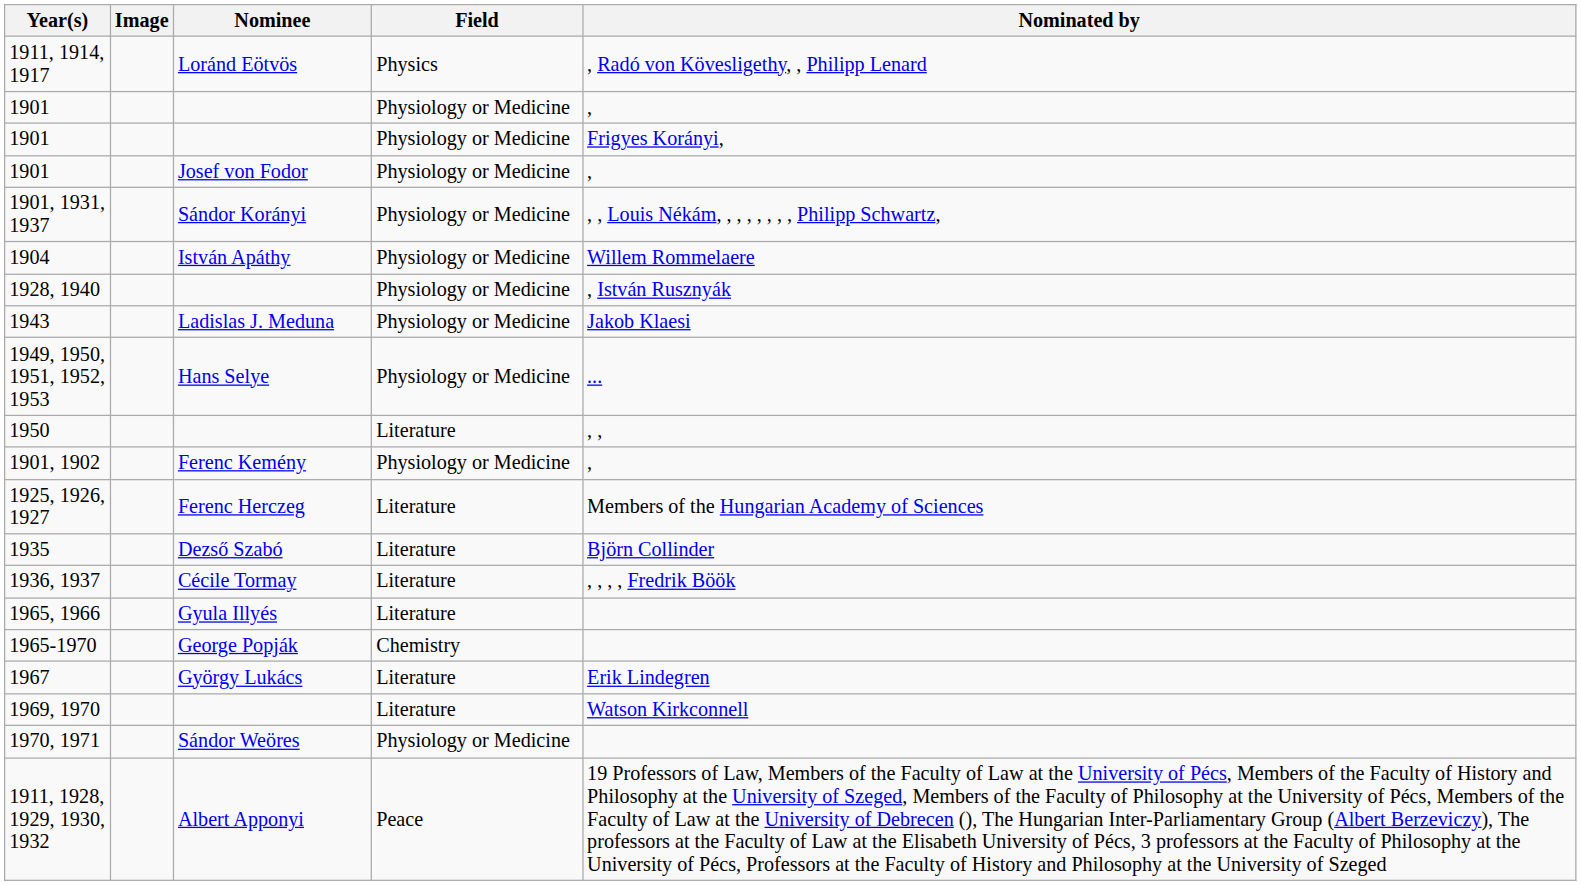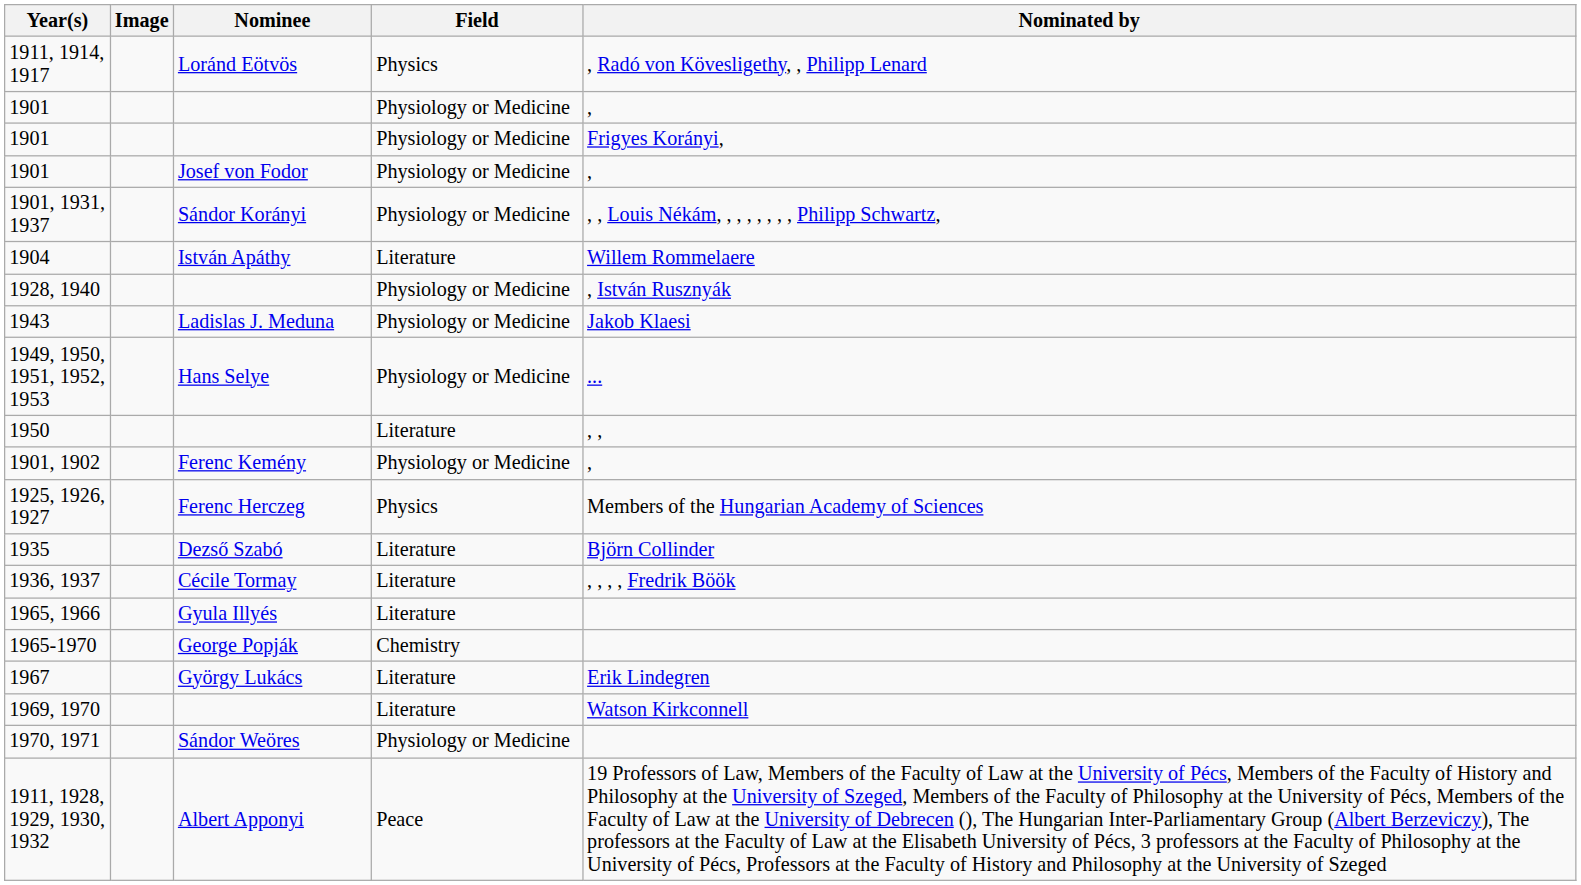(473, 257) Physiology or Medicine -> (416, 257) Literature
(416, 506) Literature -> (407, 506) Physics
